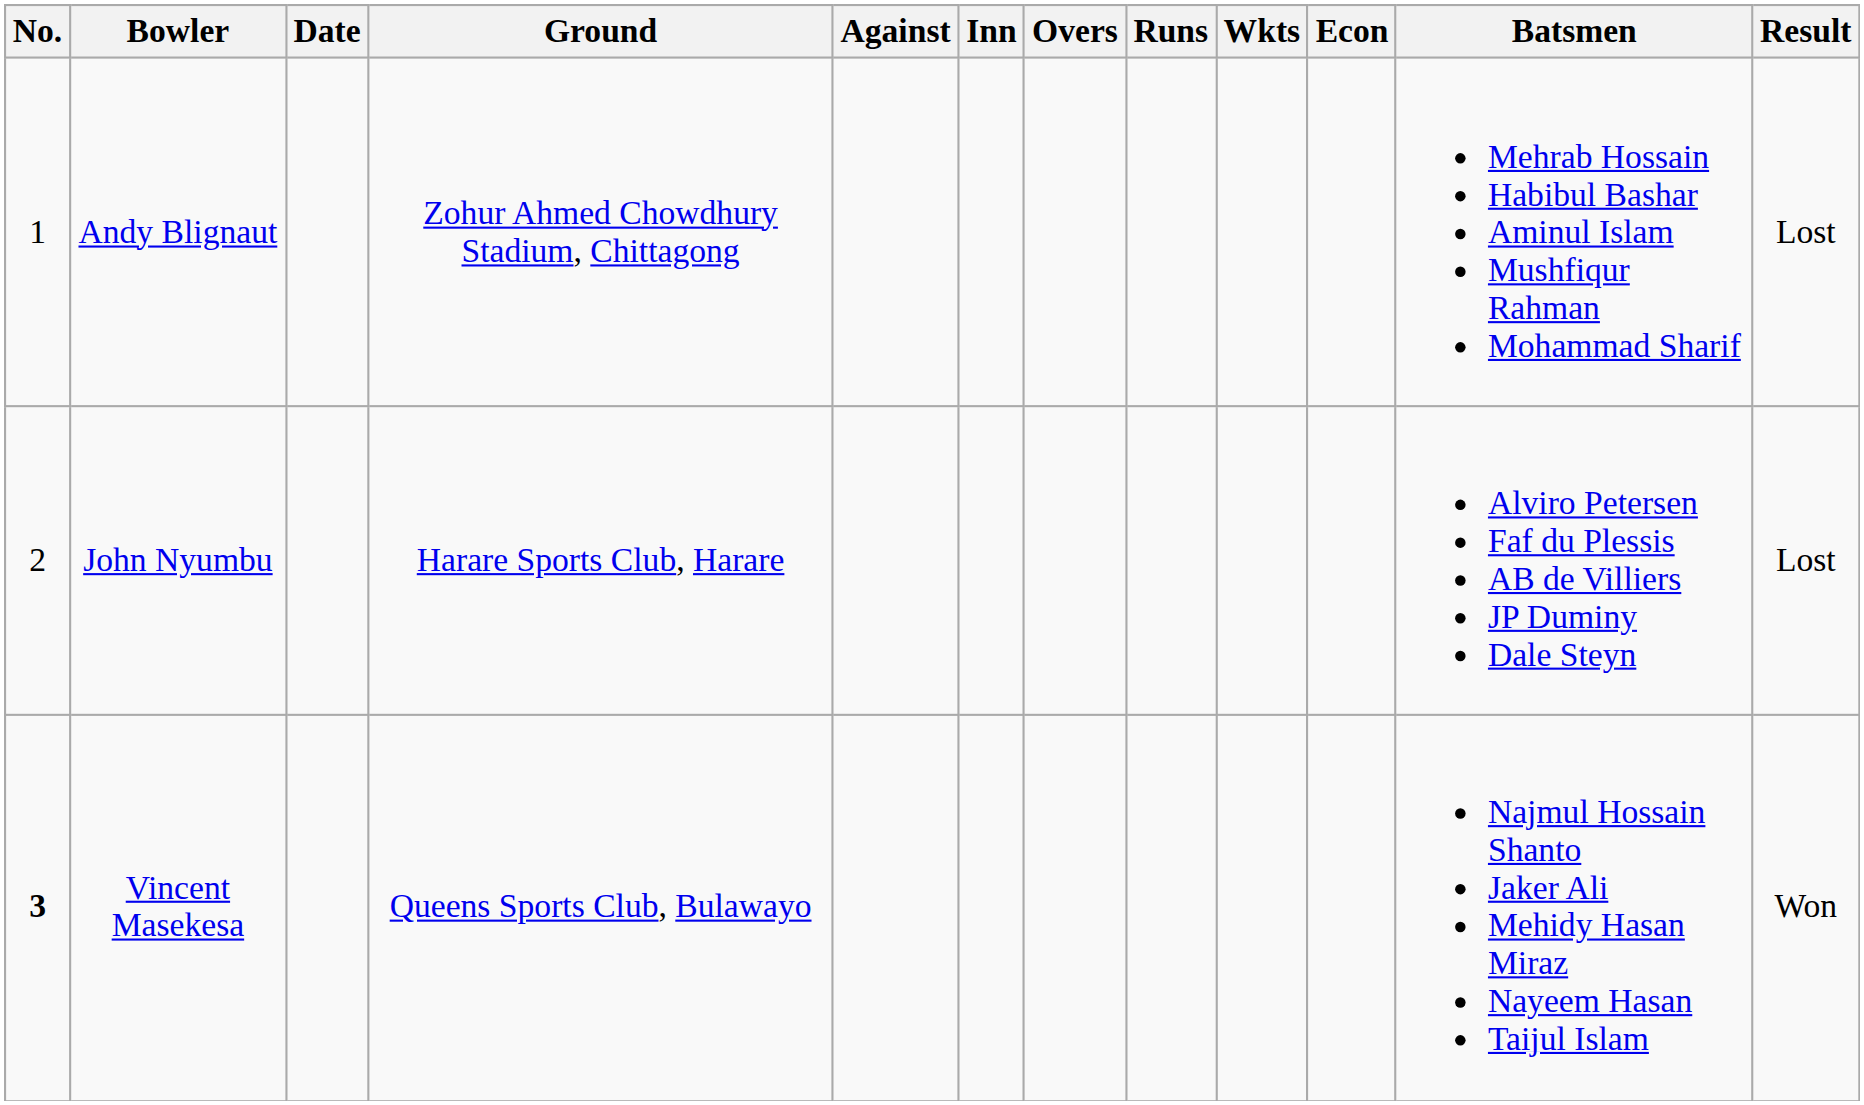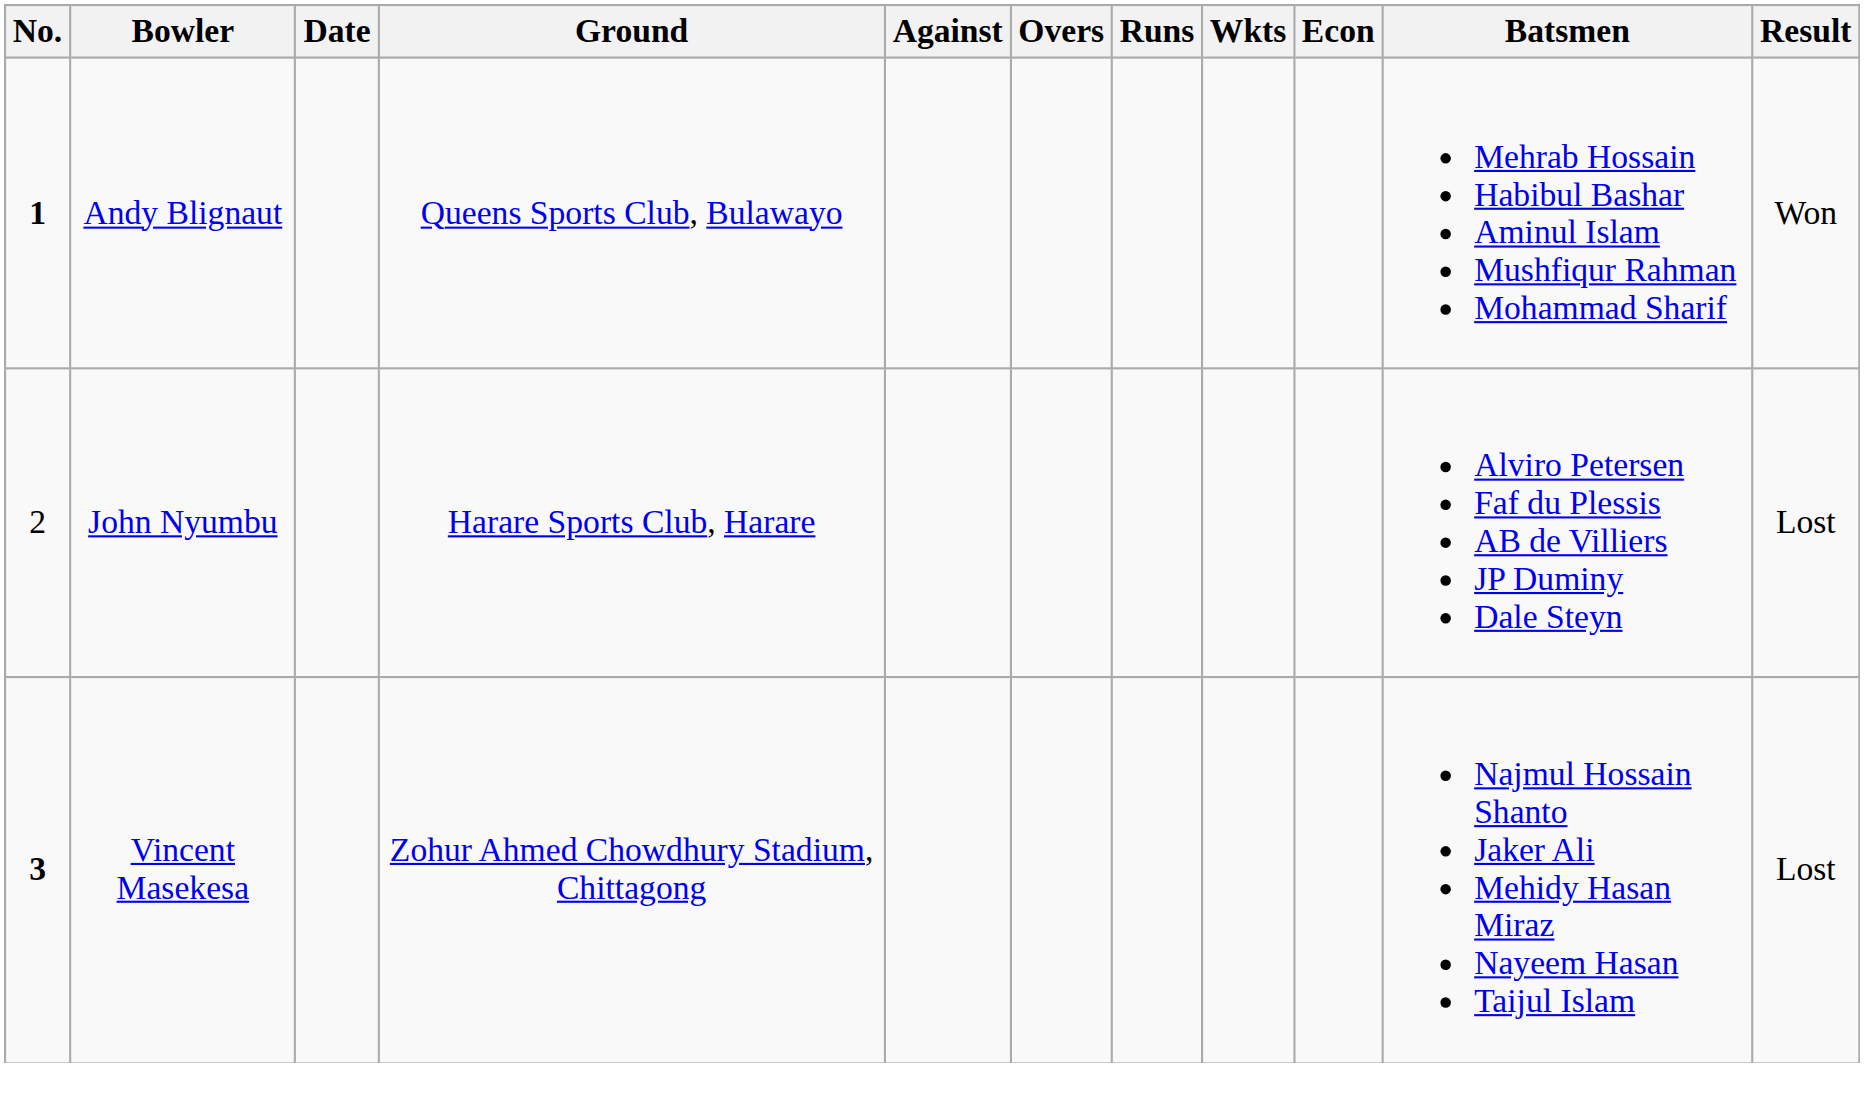- column: (991, 31)
(38, 231) normal -> (38, 212) bold
(601, 231) Zohur Ahmed Chowdhury Stadium, Chittagong -> (632, 212) Queens Sports Club, Bulawayo
(1806, 231) Lost -> (1806, 212) Won
(601, 907) Queens Sports Club, Bulawayo -> (632, 869) Zohur Ahmed Chowdhury Stadium, Chittagong
(1806, 907) Won -> (1806, 869) Lost
